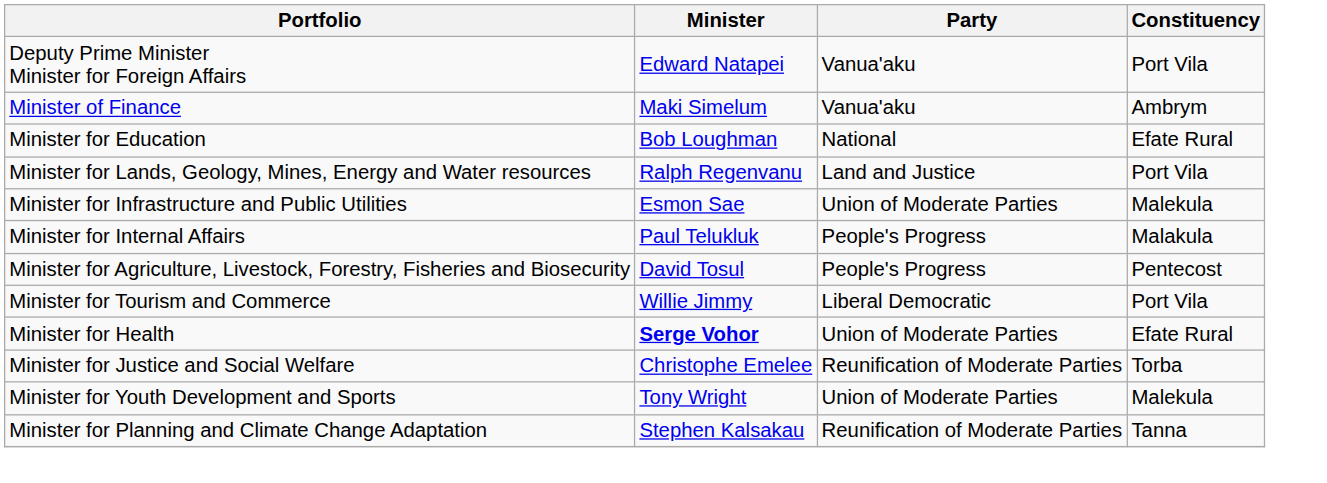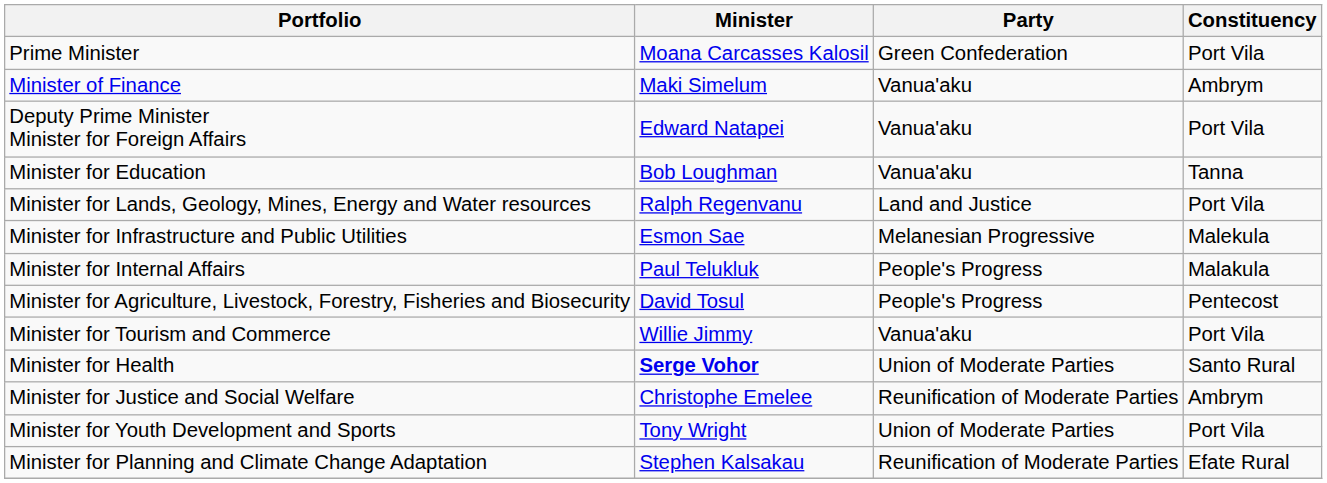+ row: (74, 52)
rows swapped: (128, 64) <-> (95, 107)
(859, 140) National -> (925, 172) Vanua'aku
(1182, 140) Efate Rural -> (1216, 172) Tanna
(940, 204) Union of Moderate Parties -> (986, 236) Melanesian Progressive
(906, 301) Liberal Democratic -> (925, 333) Vanua'aku
(1182, 333) Efate Rural -> (1242, 365) Santo Rural
(1157, 365) Torba -> (1226, 397) Ambrym
(1172, 397) Malekula -> (1226, 430) Port Vila
(1159, 430) Tanna -> (1239, 462) Efate Rural
